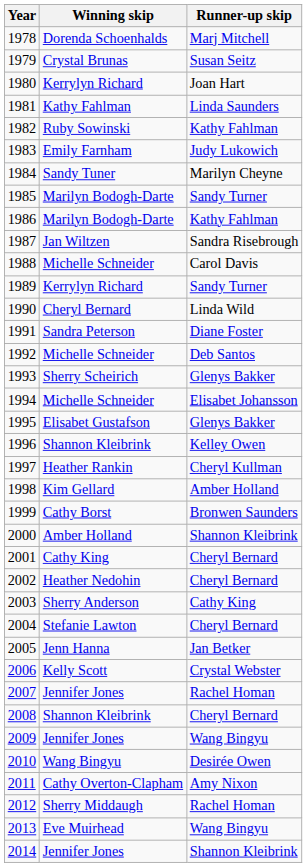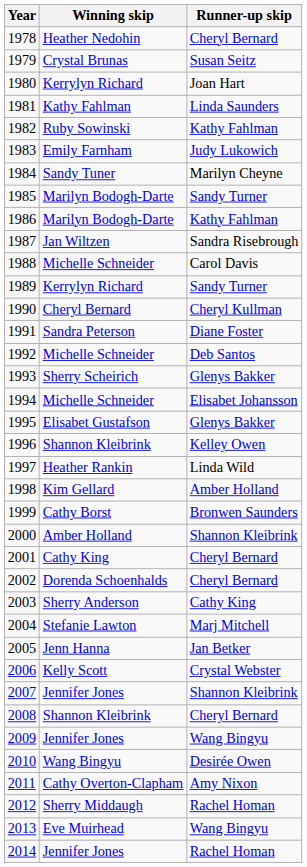(105, 38) Dorenda Schoenhalds -> (92, 38) Heather Nedohin
(229, 38) Marj Mitchell -> (234, 38) Cheryl Bernard
(222, 309) Linda Wild -> (236, 309) Cheryl Kullman
(236, 467) Cheryl Kullman -> (222, 467) Linda Wild
(92, 580) Heather Nedohin -> (105, 580) Dorenda Schoenhalds
(234, 625) Cheryl Bernard -> (229, 625) Marj Mitchell
(232, 693) Rachel Homan -> (244, 693) Shannon Kleibrink
(244, 851) Shannon Kleibrink -> (232, 851) Rachel Homan
